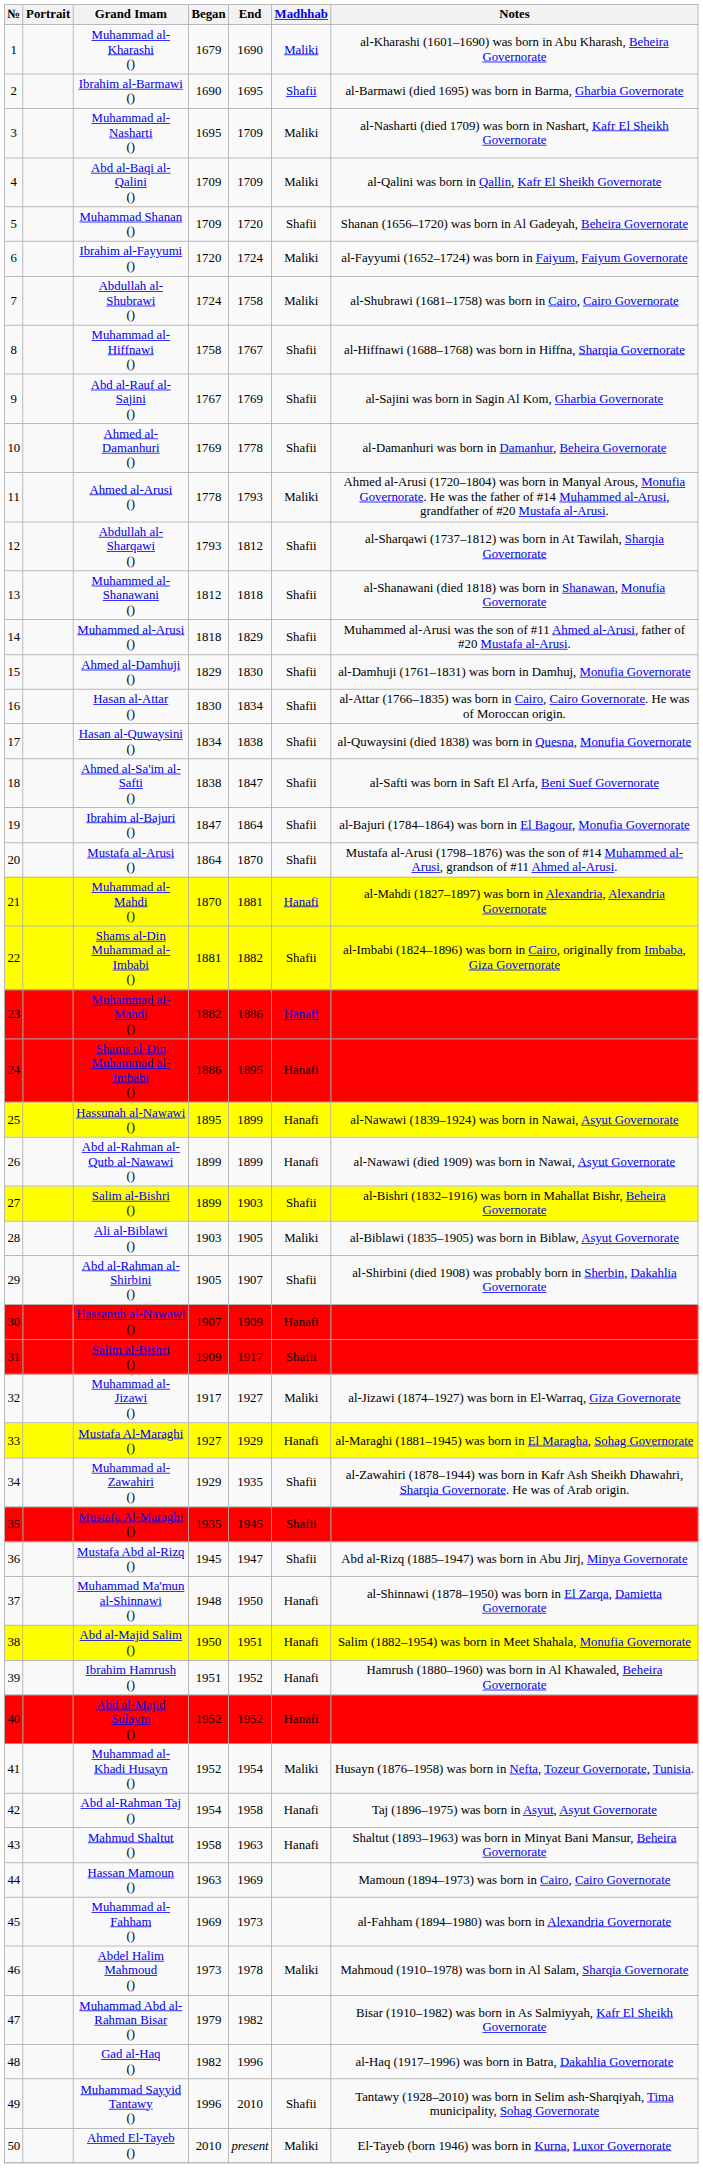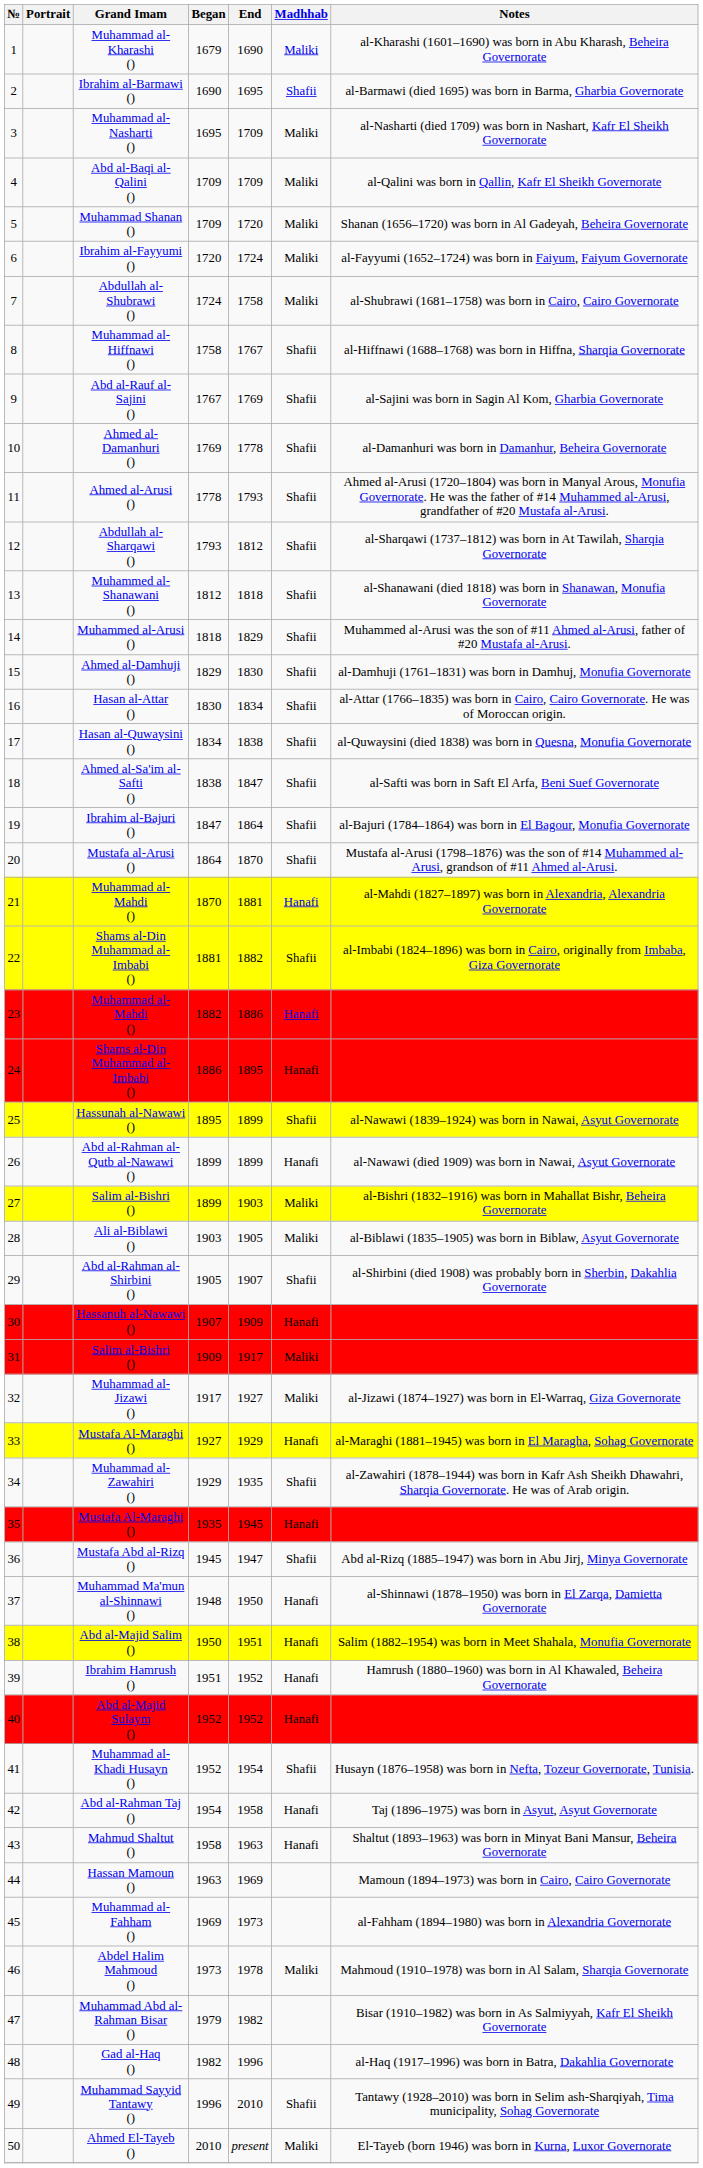(301, 224) Shafii -> (301, 224) Maliki
(301, 497) Maliki -> (301, 497) Shafii
(301, 1119) Hanafi -> (301, 1119) Shafii
(301, 1203) Shafii -> (301, 1203) Maliki
(301, 1356) Shafii -> (301, 1356) Maliki
(301, 1524) Shafii -> (301, 1524) Hanafi
(301, 1768) Maliki -> (301, 1768) Shafii
